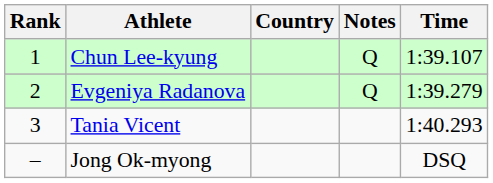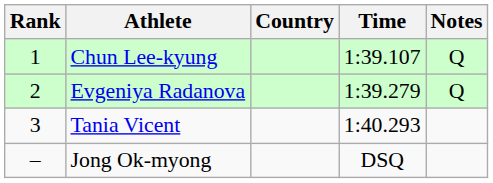columns swapped: (444, 21) <-> (370, 21)
